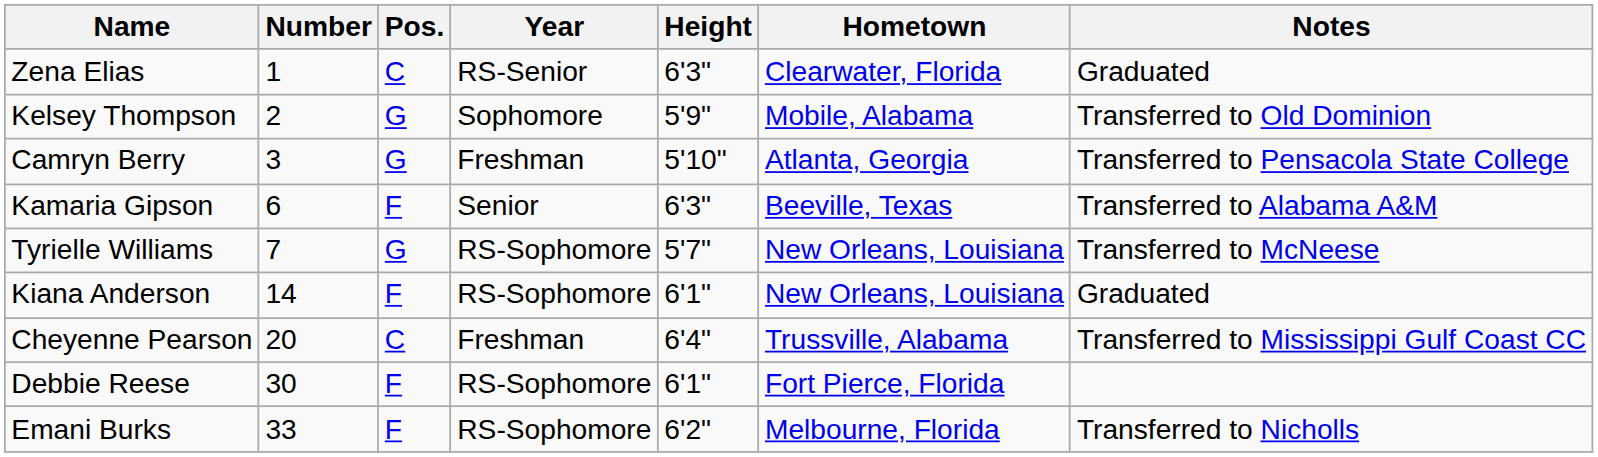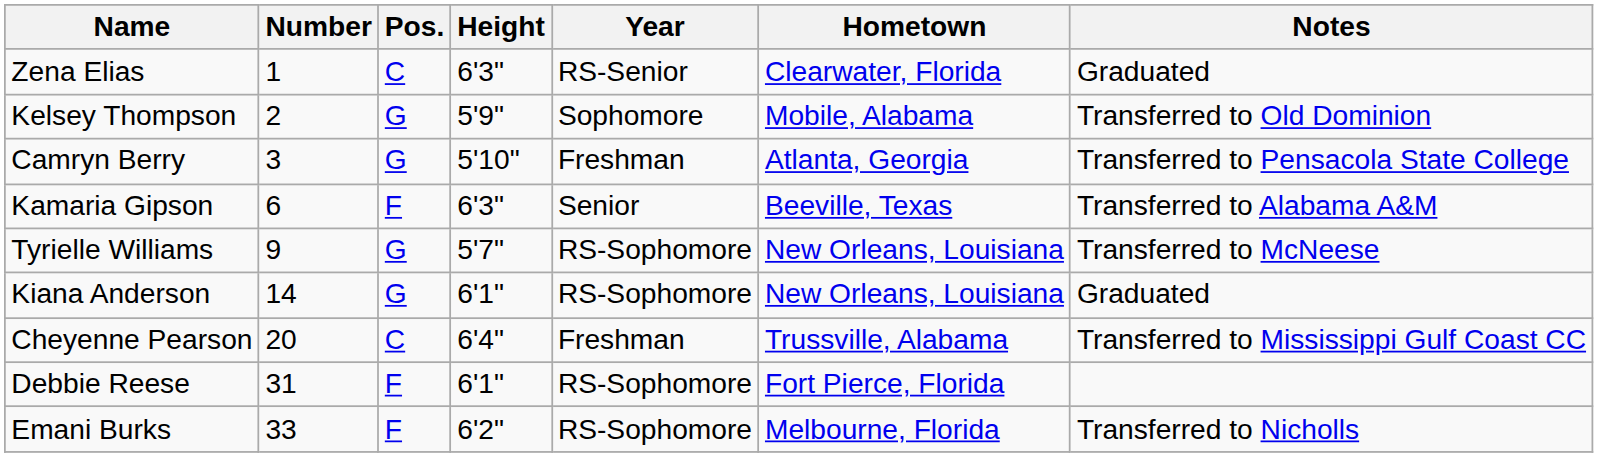columns swapped: (708, 26) <-> (554, 26)
(273, 250) 7 -> (273, 250) 9
(393, 294) F -> (396, 294) G
(281, 384) 30 -> (281, 384) 31
